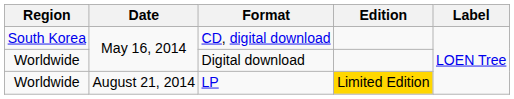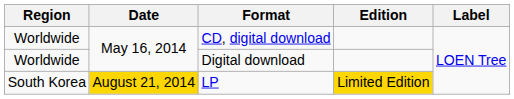(47, 37) South Korea -> (47, 37) Worldwide
(47, 82) Worldwide -> (47, 82) South Korea
(144, 82) no background -> (144, 82) gold background
